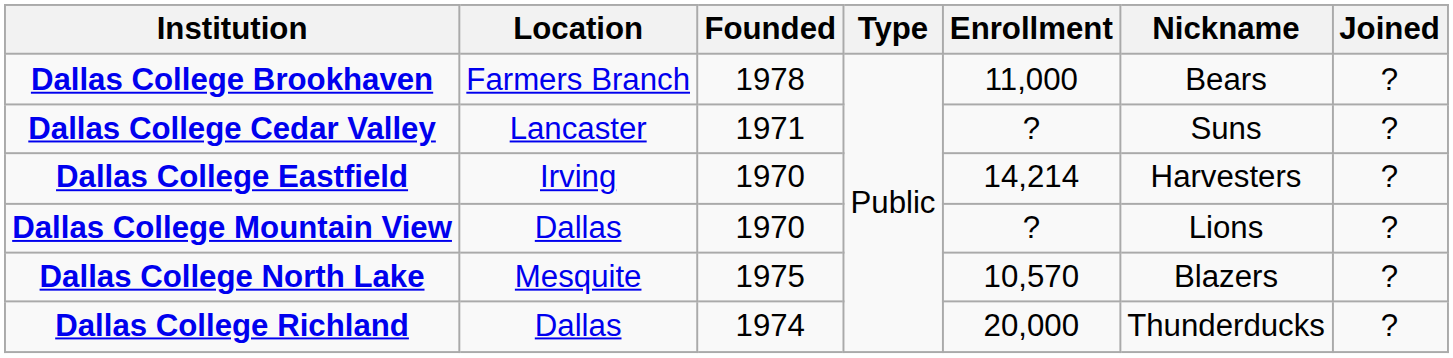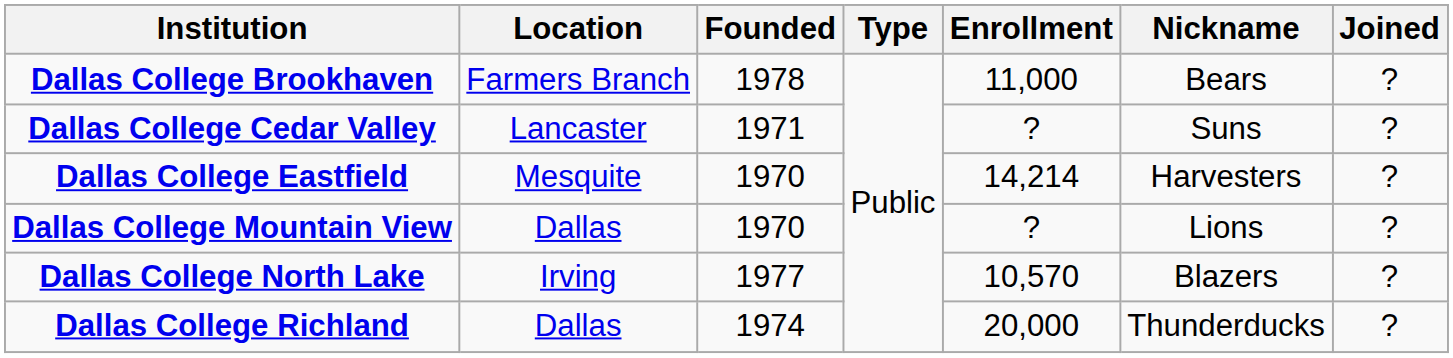(578, 177) Irving -> (578, 177) Mesquite
(578, 276) Mesquite -> (578, 276) Irving
(770, 276) 1975 -> (770, 276) 1977
